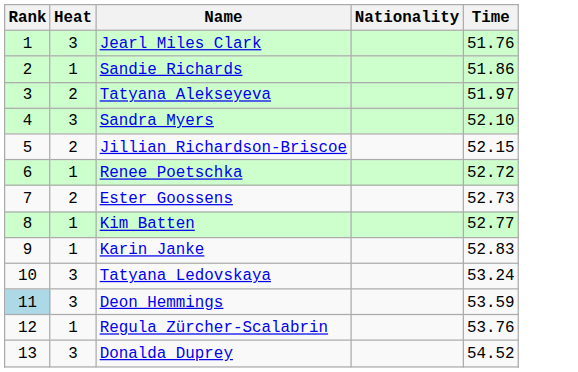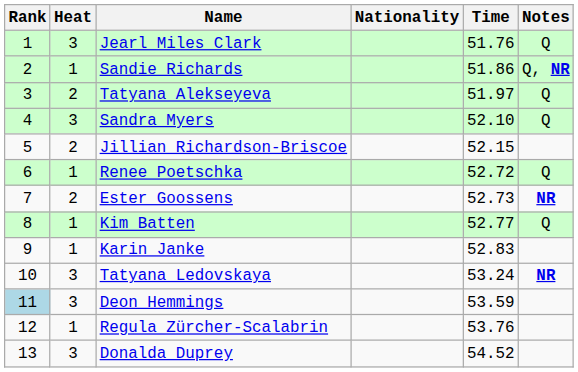+ column: (546, 18)
